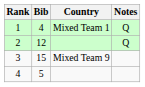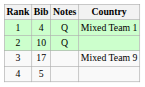columns swapped: (81, 12) <-> (126, 12)
(41, 43) 12 -> (41, 43) 10
(41, 58) 15 -> (41, 58) 17
